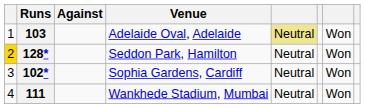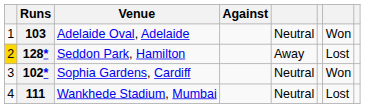columns swapped: (80, 14) <-> (188, 14)
(294, 34) khaki background -> (294, 34) no background
(294, 53) Neutral -> (289, 53) Away
(338, 53) Won -> (337, 53) Lost
(338, 93) Won -> (337, 93) Lost
